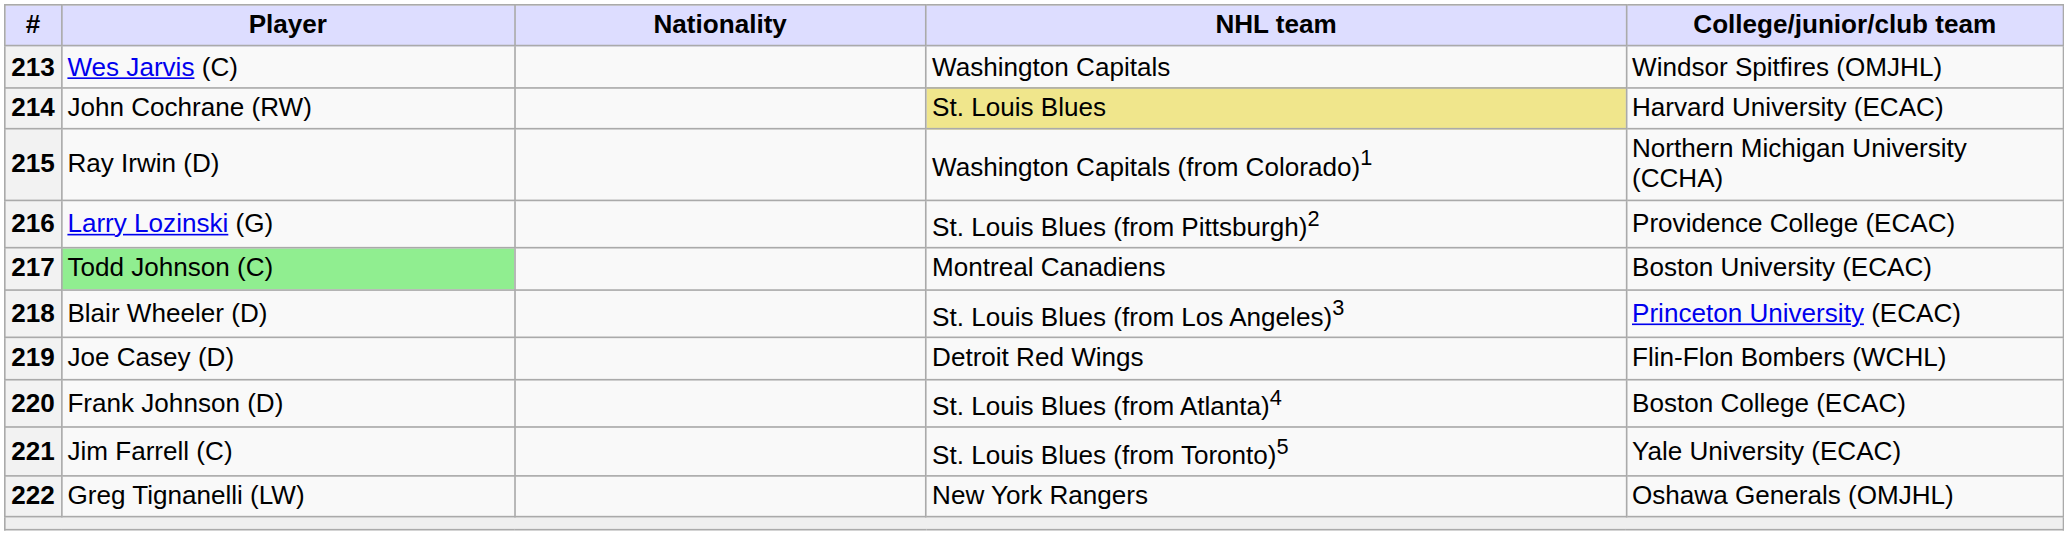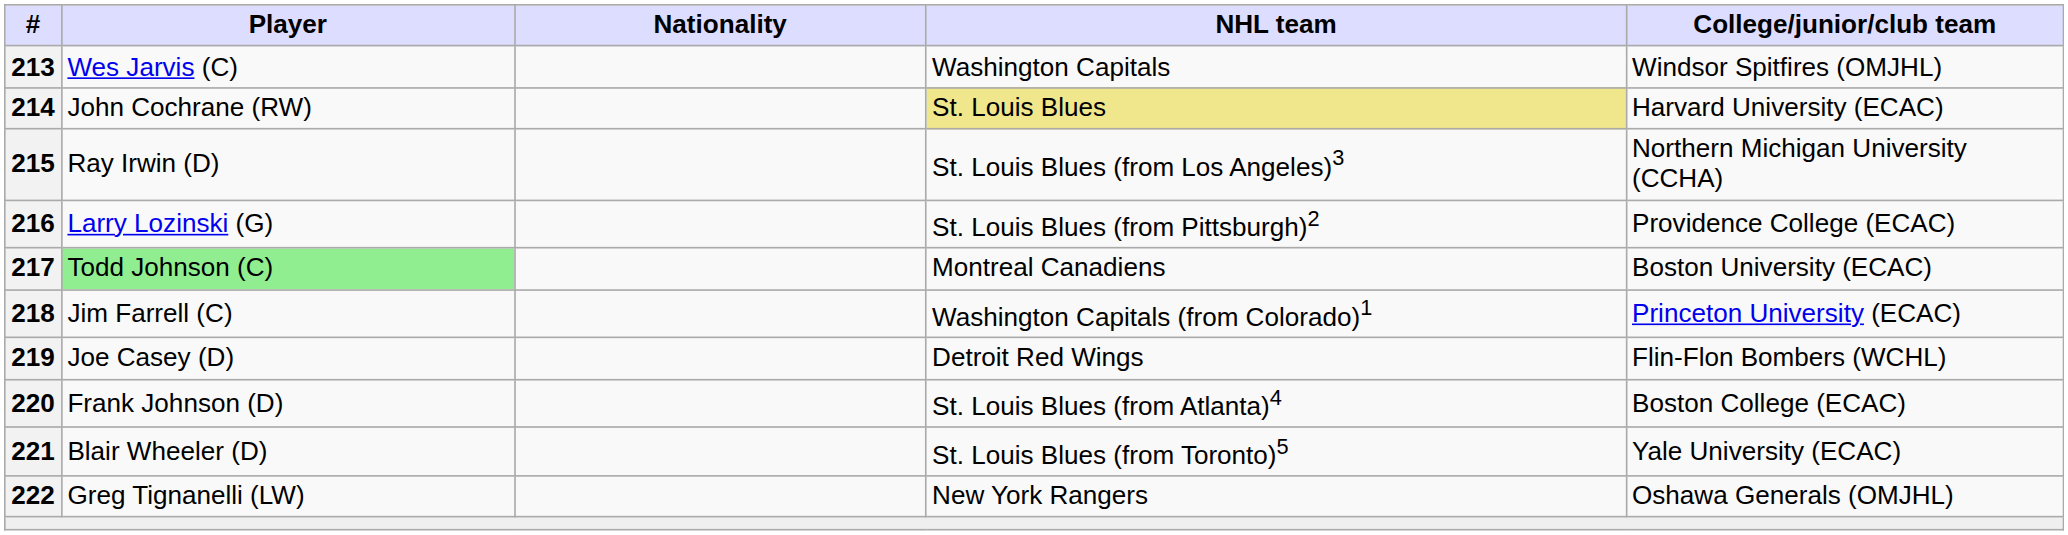(1152, 163) Washington Capitals (from Colorado)1 -> (1138, 163) St. Louis Blues (from Los Angeles)3
(167, 313) Blair Wheeler (D) -> (150, 313) Jim Farrell (C)
(1138, 313) St. Louis Blues (from Los Angeles)3 -> (1152, 313) Washington Capitals (from Colorado)1
(150, 451) Jim Farrell (C) -> (167, 451) Blair Wheeler (D)
